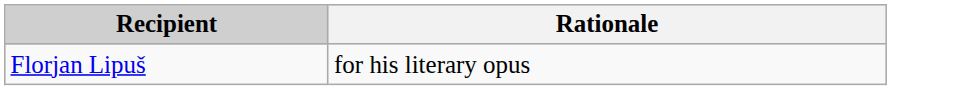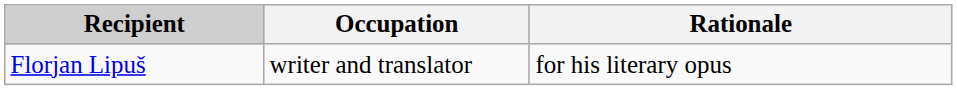+ column: (397, 24)
